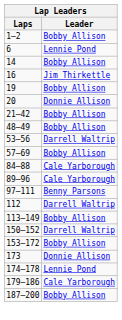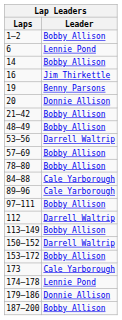(74, 88) Bobby Allison -> (74, 88) Benny Parsons
+ row: (18, 166)
(74, 192) Benny Parsons -> (74, 205) Bobby Allison
(77, 256) Donnie Allison -> (79, 269) Cale Yarborough
(79, 282) Cale Yarborough -> (77, 295) Donnie Allison
